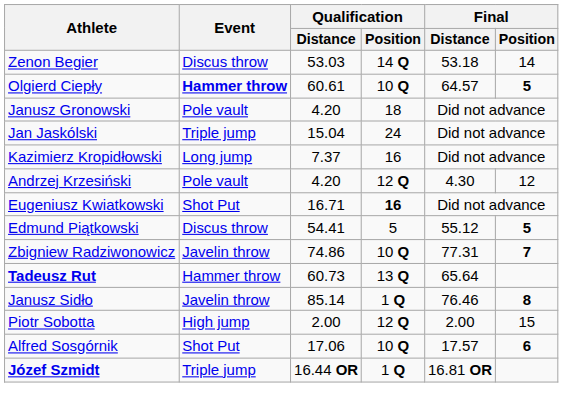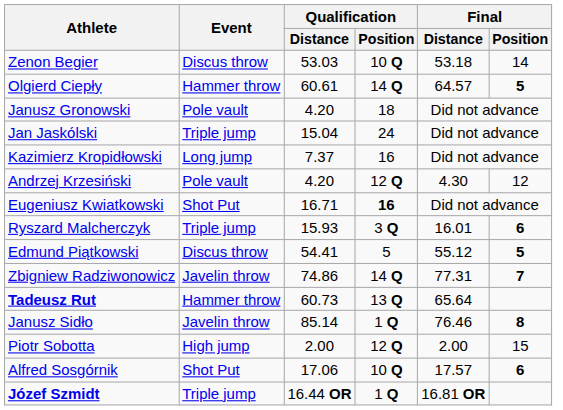(393, 63) 14 Q -> (386, 63) 10 Q
(235, 86) bold -> (231, 86) normal
(393, 86) 10 Q -> (386, 86) 14 Q
+ row: (79, 228)
(393, 252) 10 Q -> (386, 276) 14 Q
